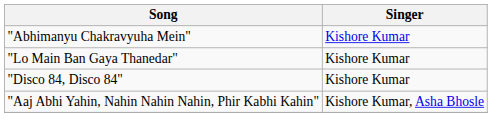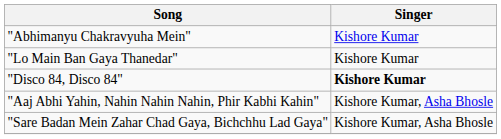(367, 79) normal -> (380, 79) bold
+ row: (168, 123)
